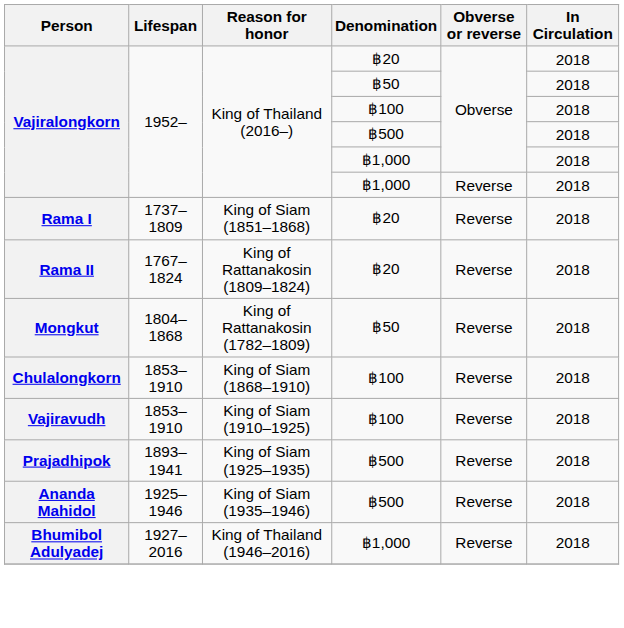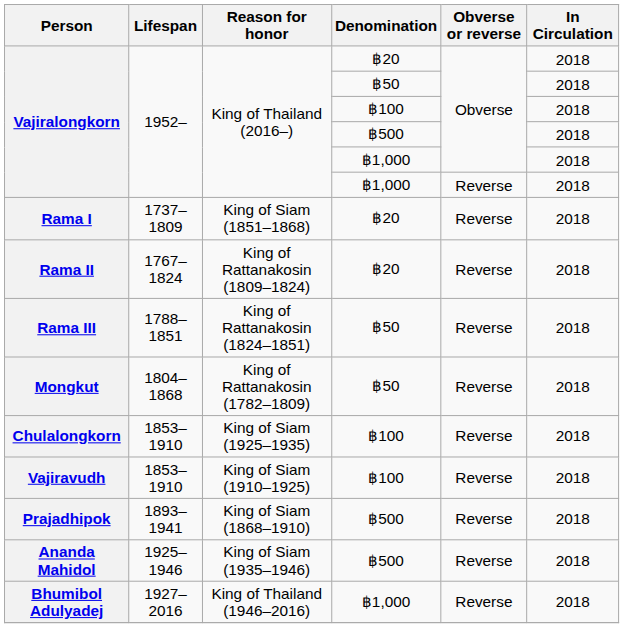+ row: (67, 327)
(267, 378) King of Siam (1868–1910) -> (267, 436) King of Siam (1925–1935)
(267, 460) King of Siam (1925–1935) -> (267, 519) King of Siam (1868–1910)
